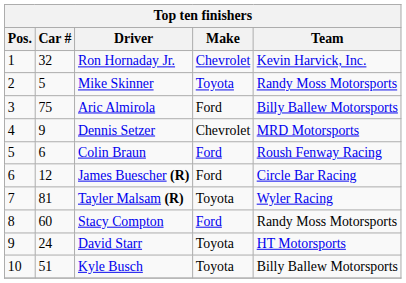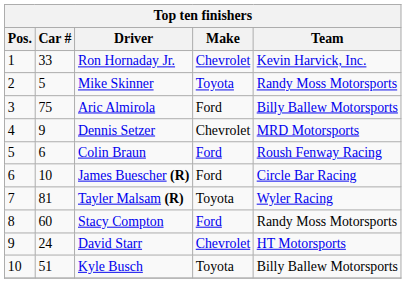(45, 61) 32 -> (45, 61) 33
(45, 175) 12 -> (45, 175) 10
(215, 244) Toyota -> (223, 244) Chevrolet
